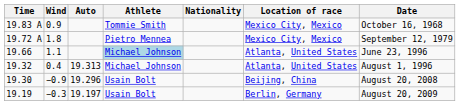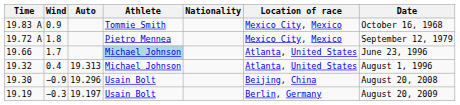(54, 53) 1.1 -> (54, 53) 1.7
